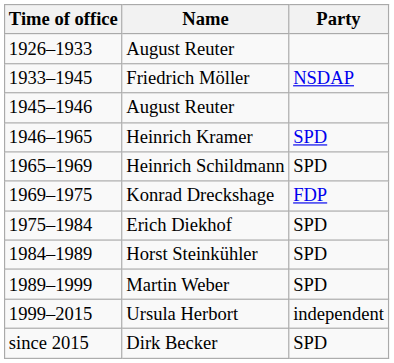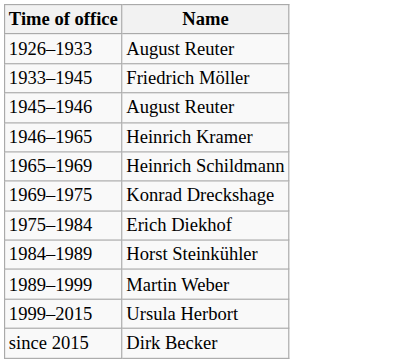- column: (338, 19)
